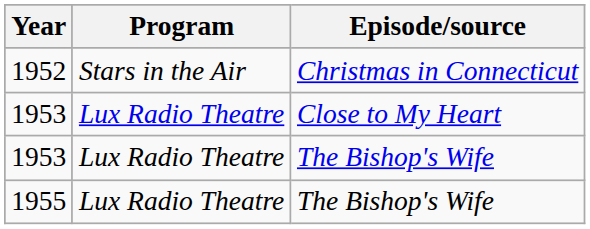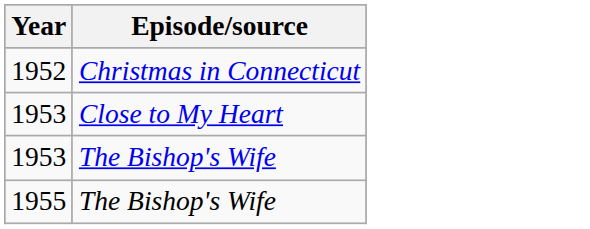- column: (182, 26)
